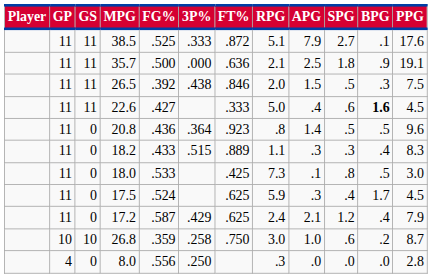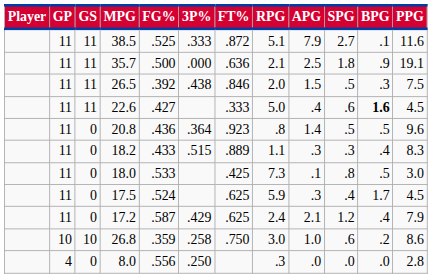(412, 41) 17.6 -> (412, 41) 11.6
(415, 239) 8.7 -> (415, 239) 8.6
